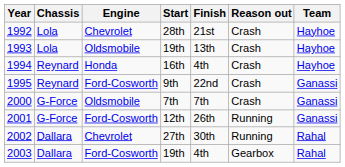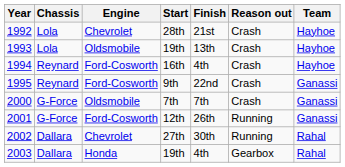(101, 66) Honda -> (121, 66) Ford-Cosworth
(121, 154) Ford-Cosworth -> (101, 154) Honda
